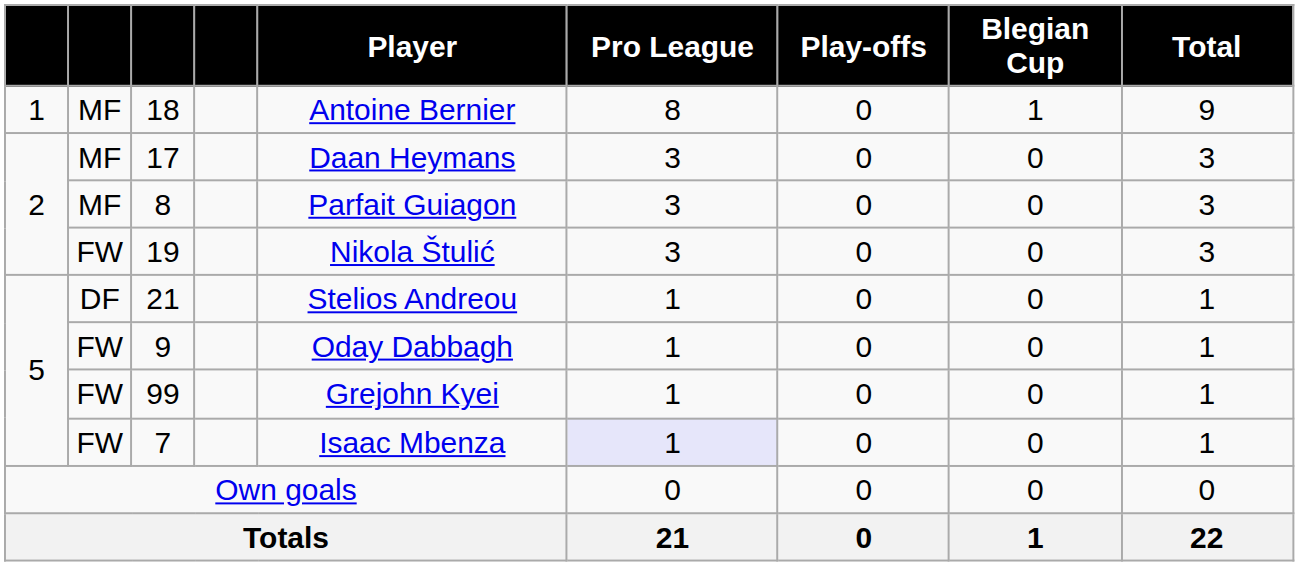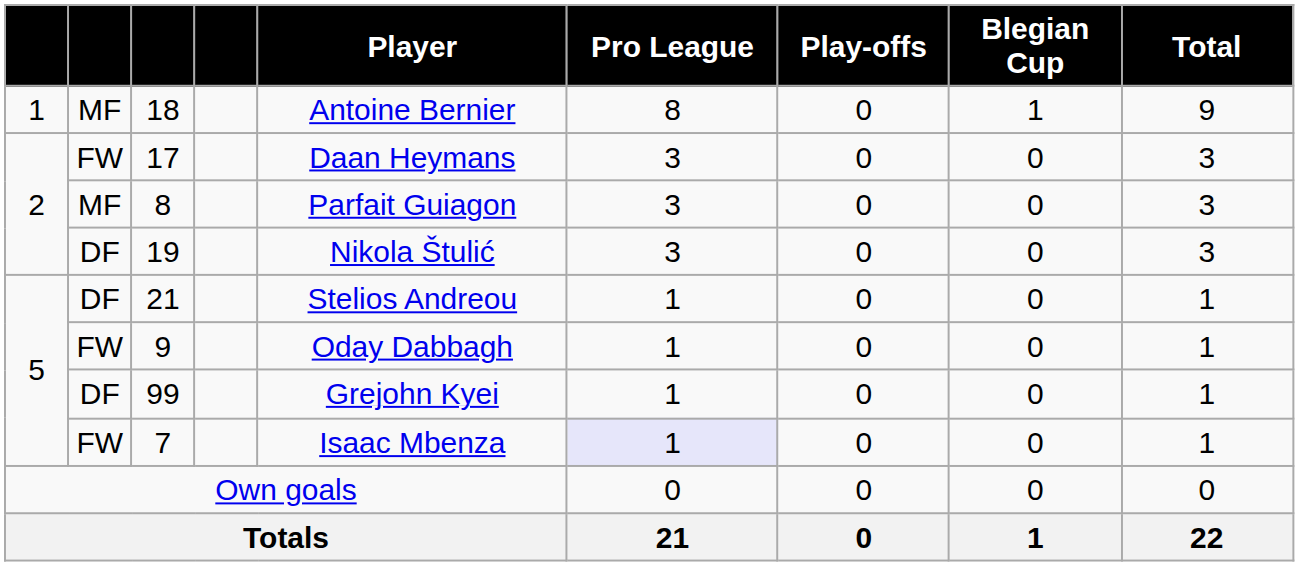(100, 157) MF -> (100, 157) FW
(100, 252) FW -> (100, 252) DF
(100, 394) FW -> (100, 394) DF
